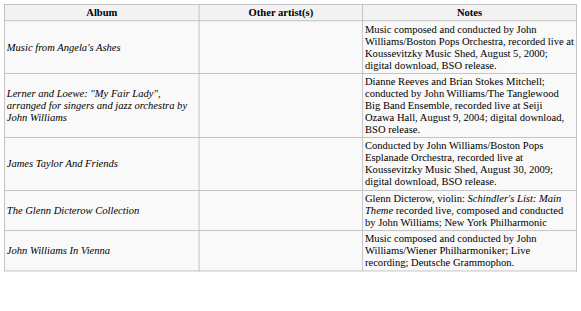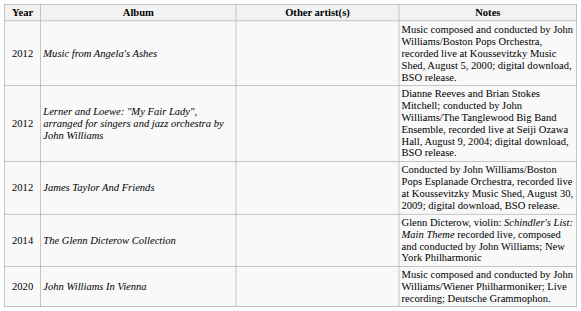+ column: (23, 12)
